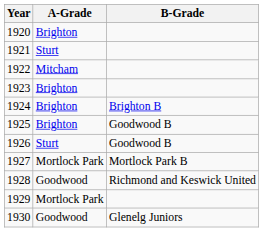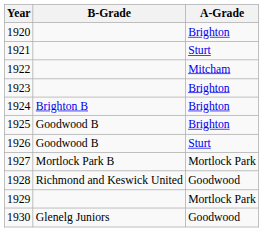columns swapped: (70, 13) <-> (182, 13)
